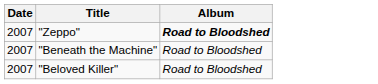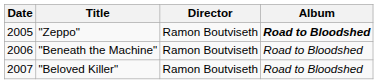+ column: (210, 13)
(20, 32) 2007 -> (20, 32) 2005
(20, 50) 2007 -> (20, 50) 2006
